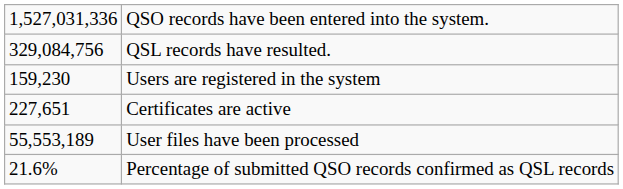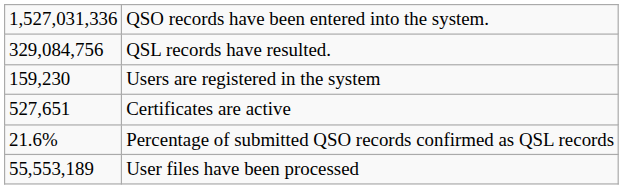(40, 109) 227,651 -> (40, 109) 527,651
rows swapped: (243, 139) <-> (370, 169)
